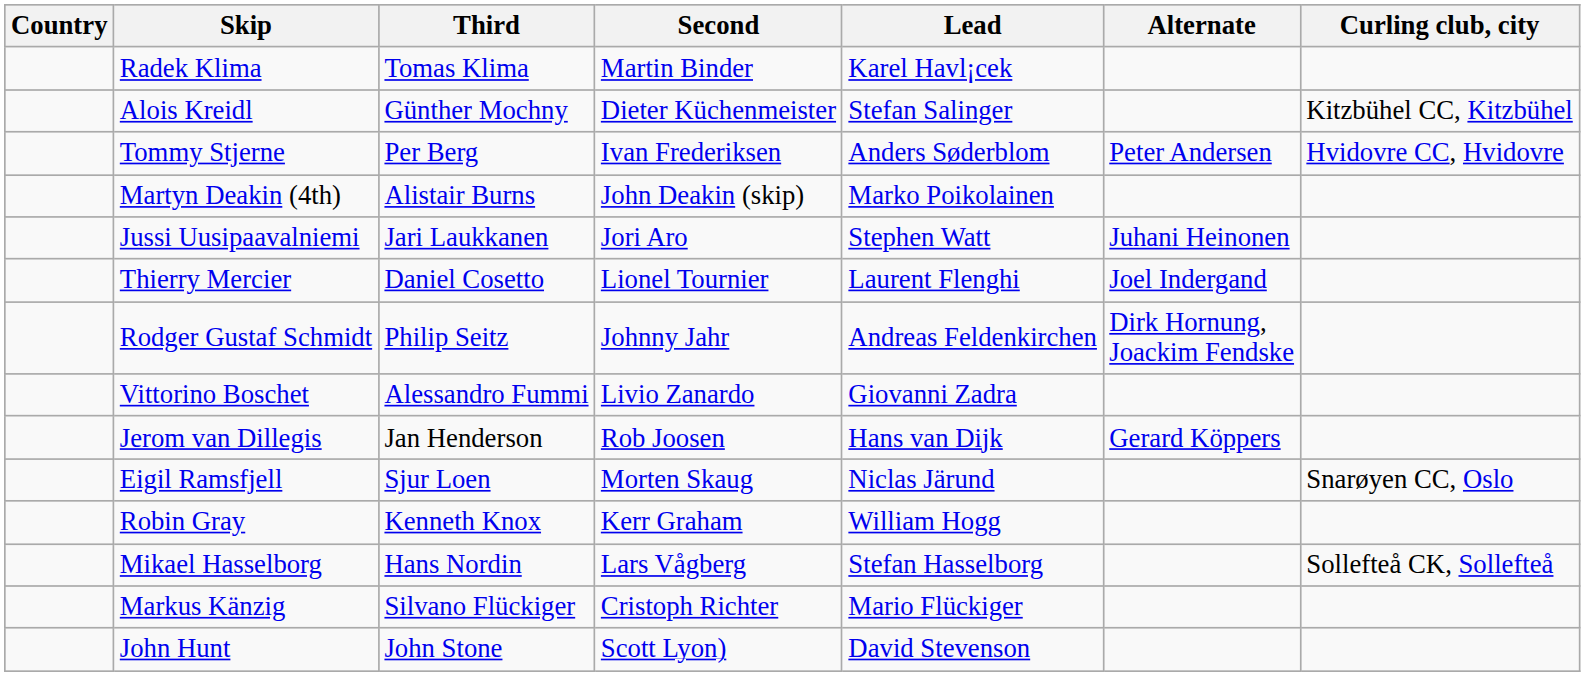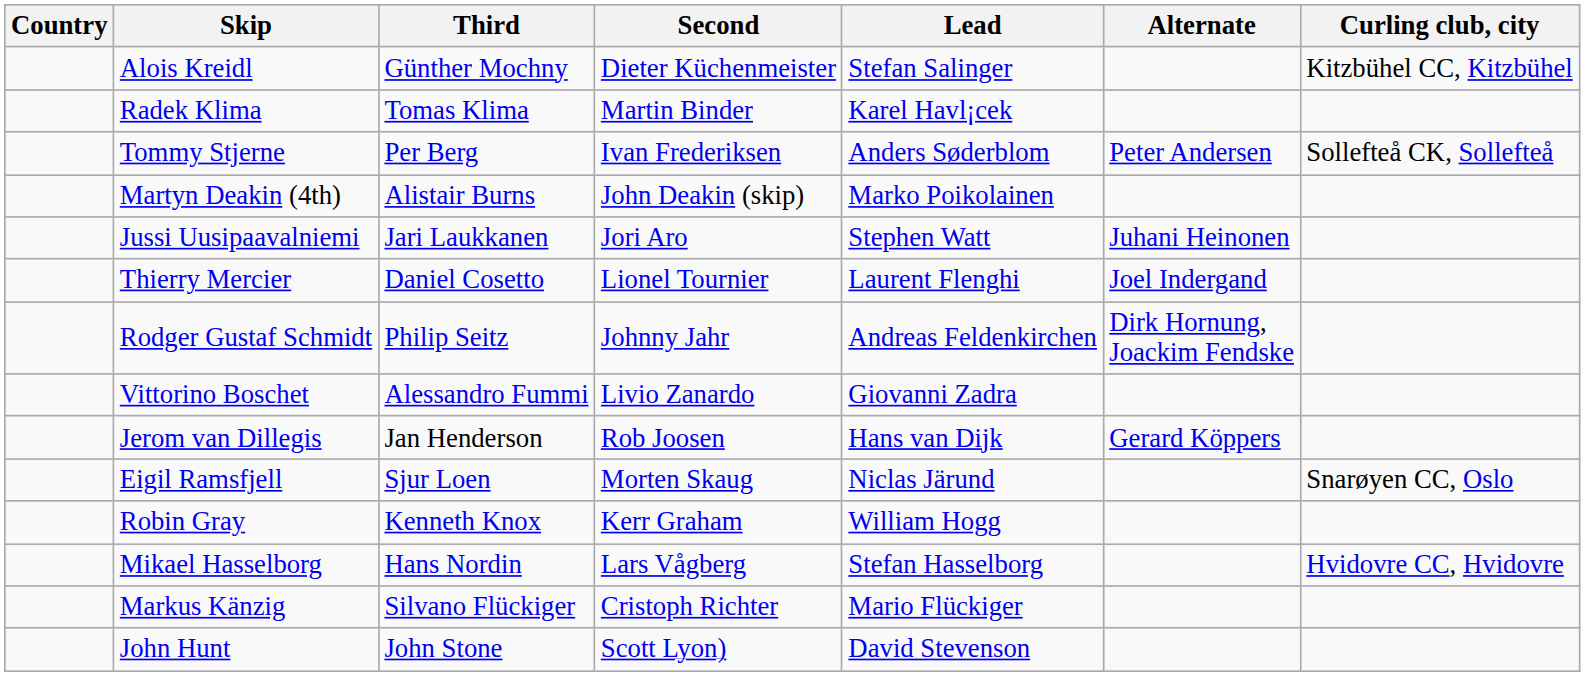rows swapped: (186, 110) <-> (191, 68)
(1435, 152) Hvidovre CC, Hvidovre -> (1430, 152) Sollefteå CK, Sollefteå
(1430, 564) Sollefteå CK, Sollefteå -> (1435, 564) Hvidovre CC, Hvidovre
